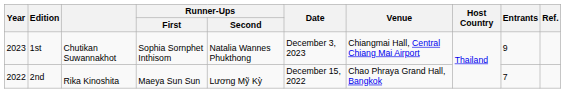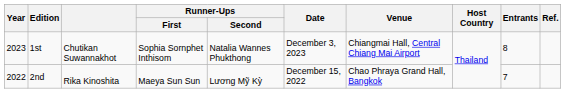(505, 48) 9 -> (505, 48) 8
